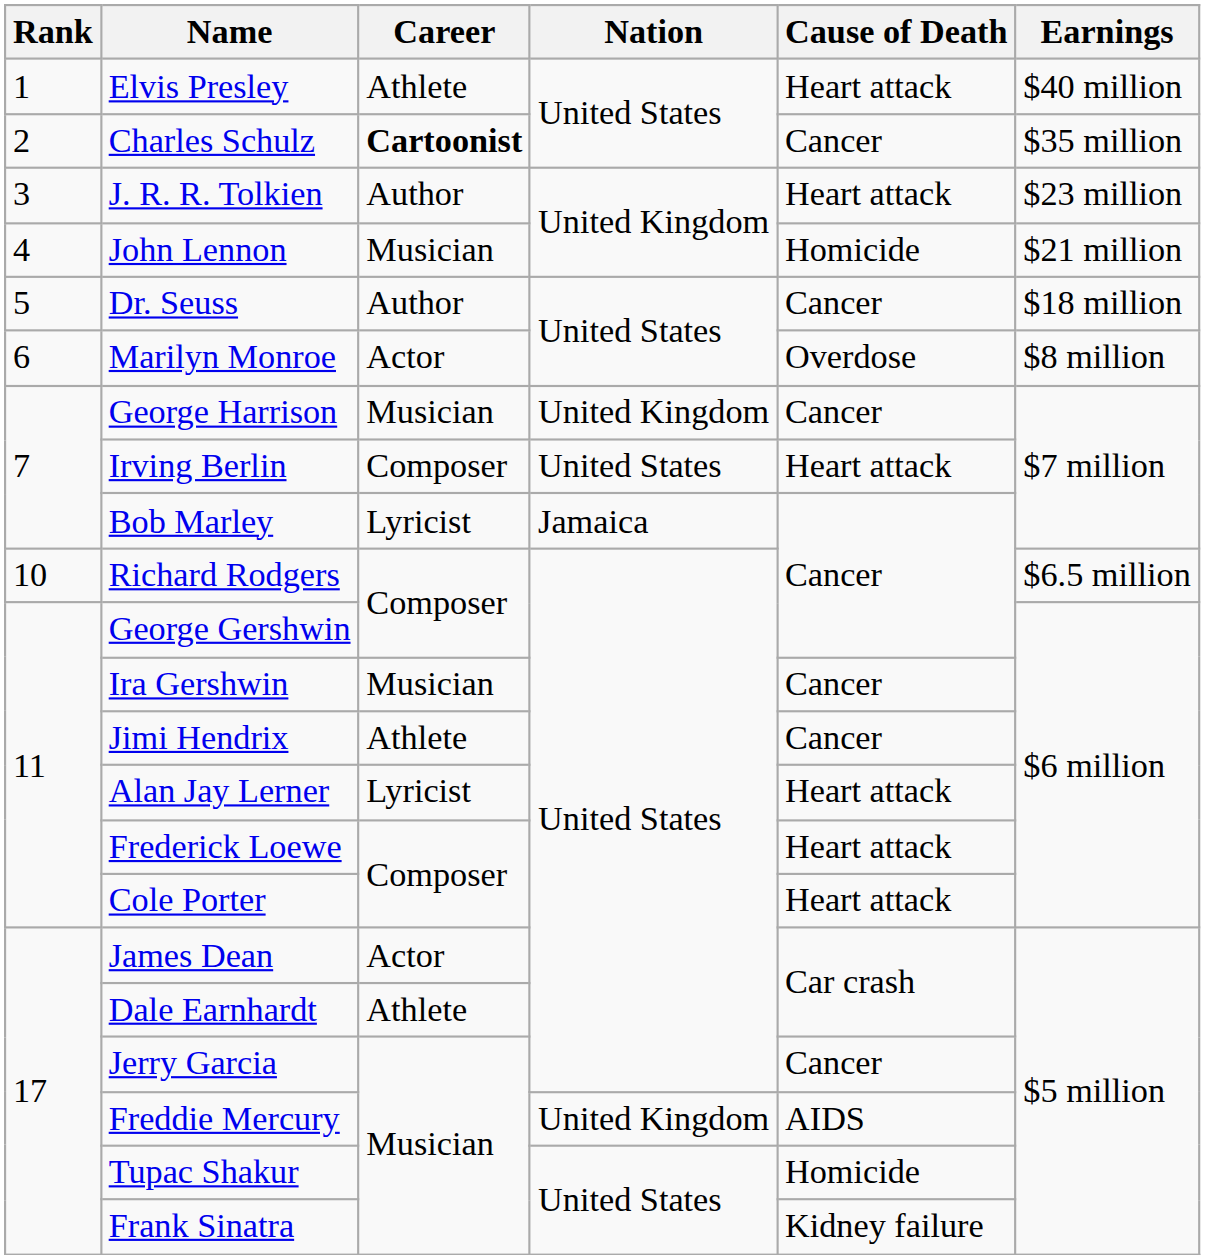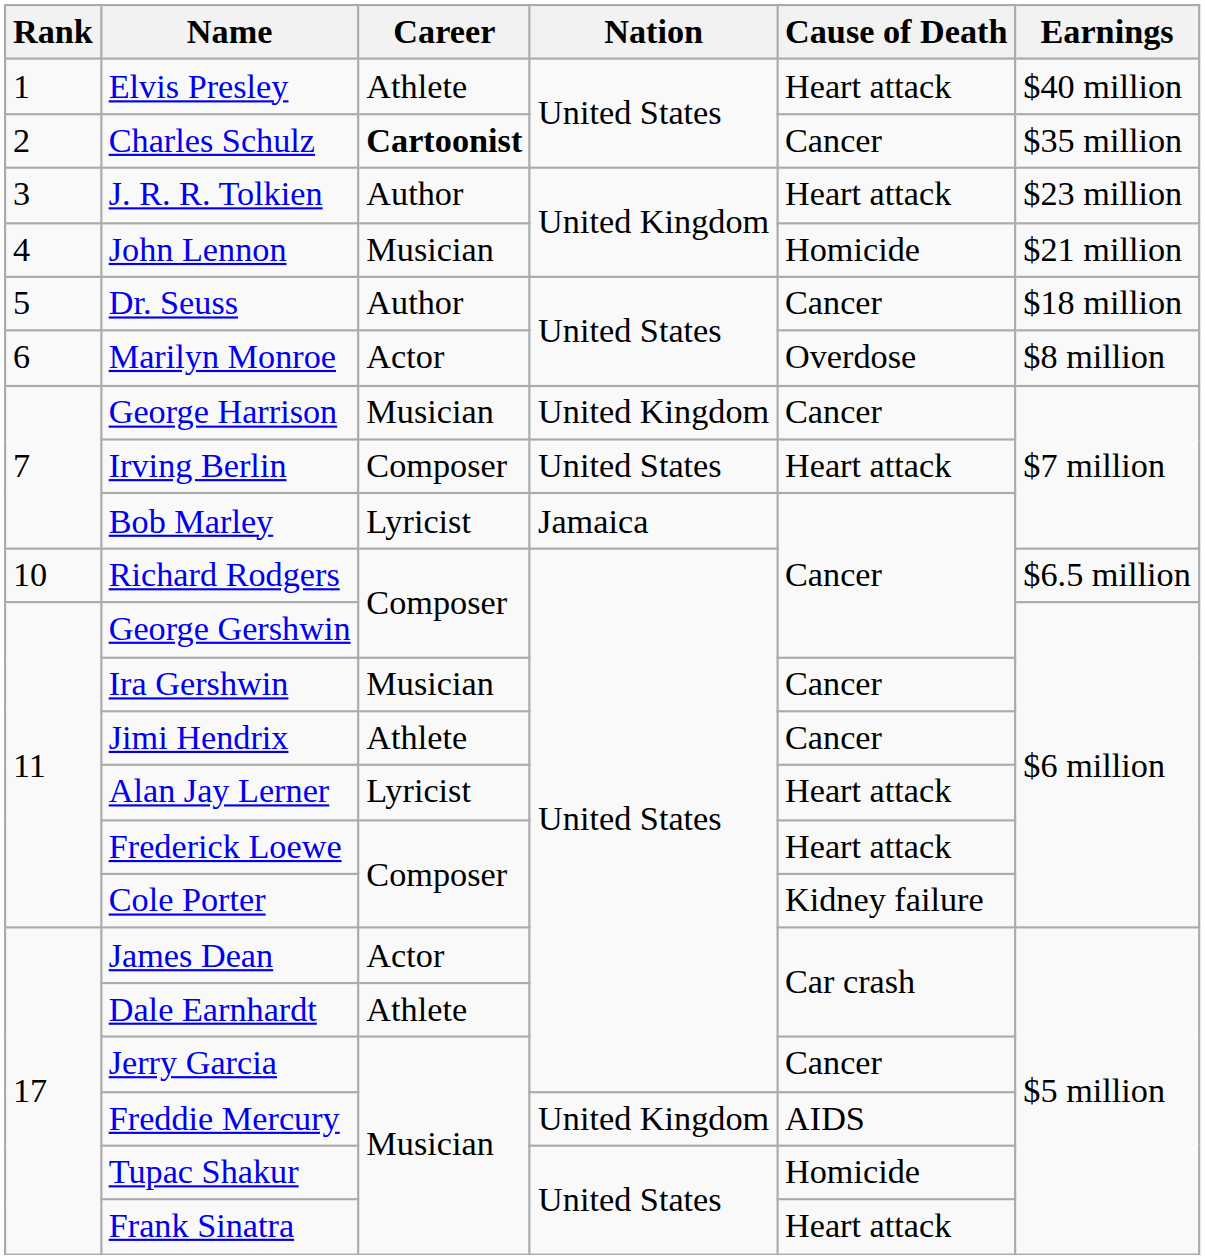(868, 900) Heart attack -> (884, 900) Kidney failure
(884, 1226) Kidney failure -> (868, 1226) Heart attack
